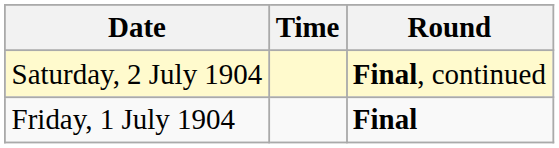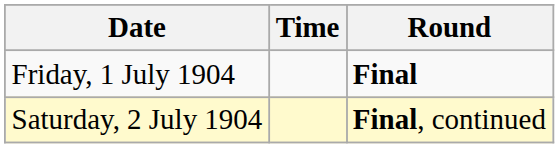rows swapped: (123, 119) <-> (137, 73)
